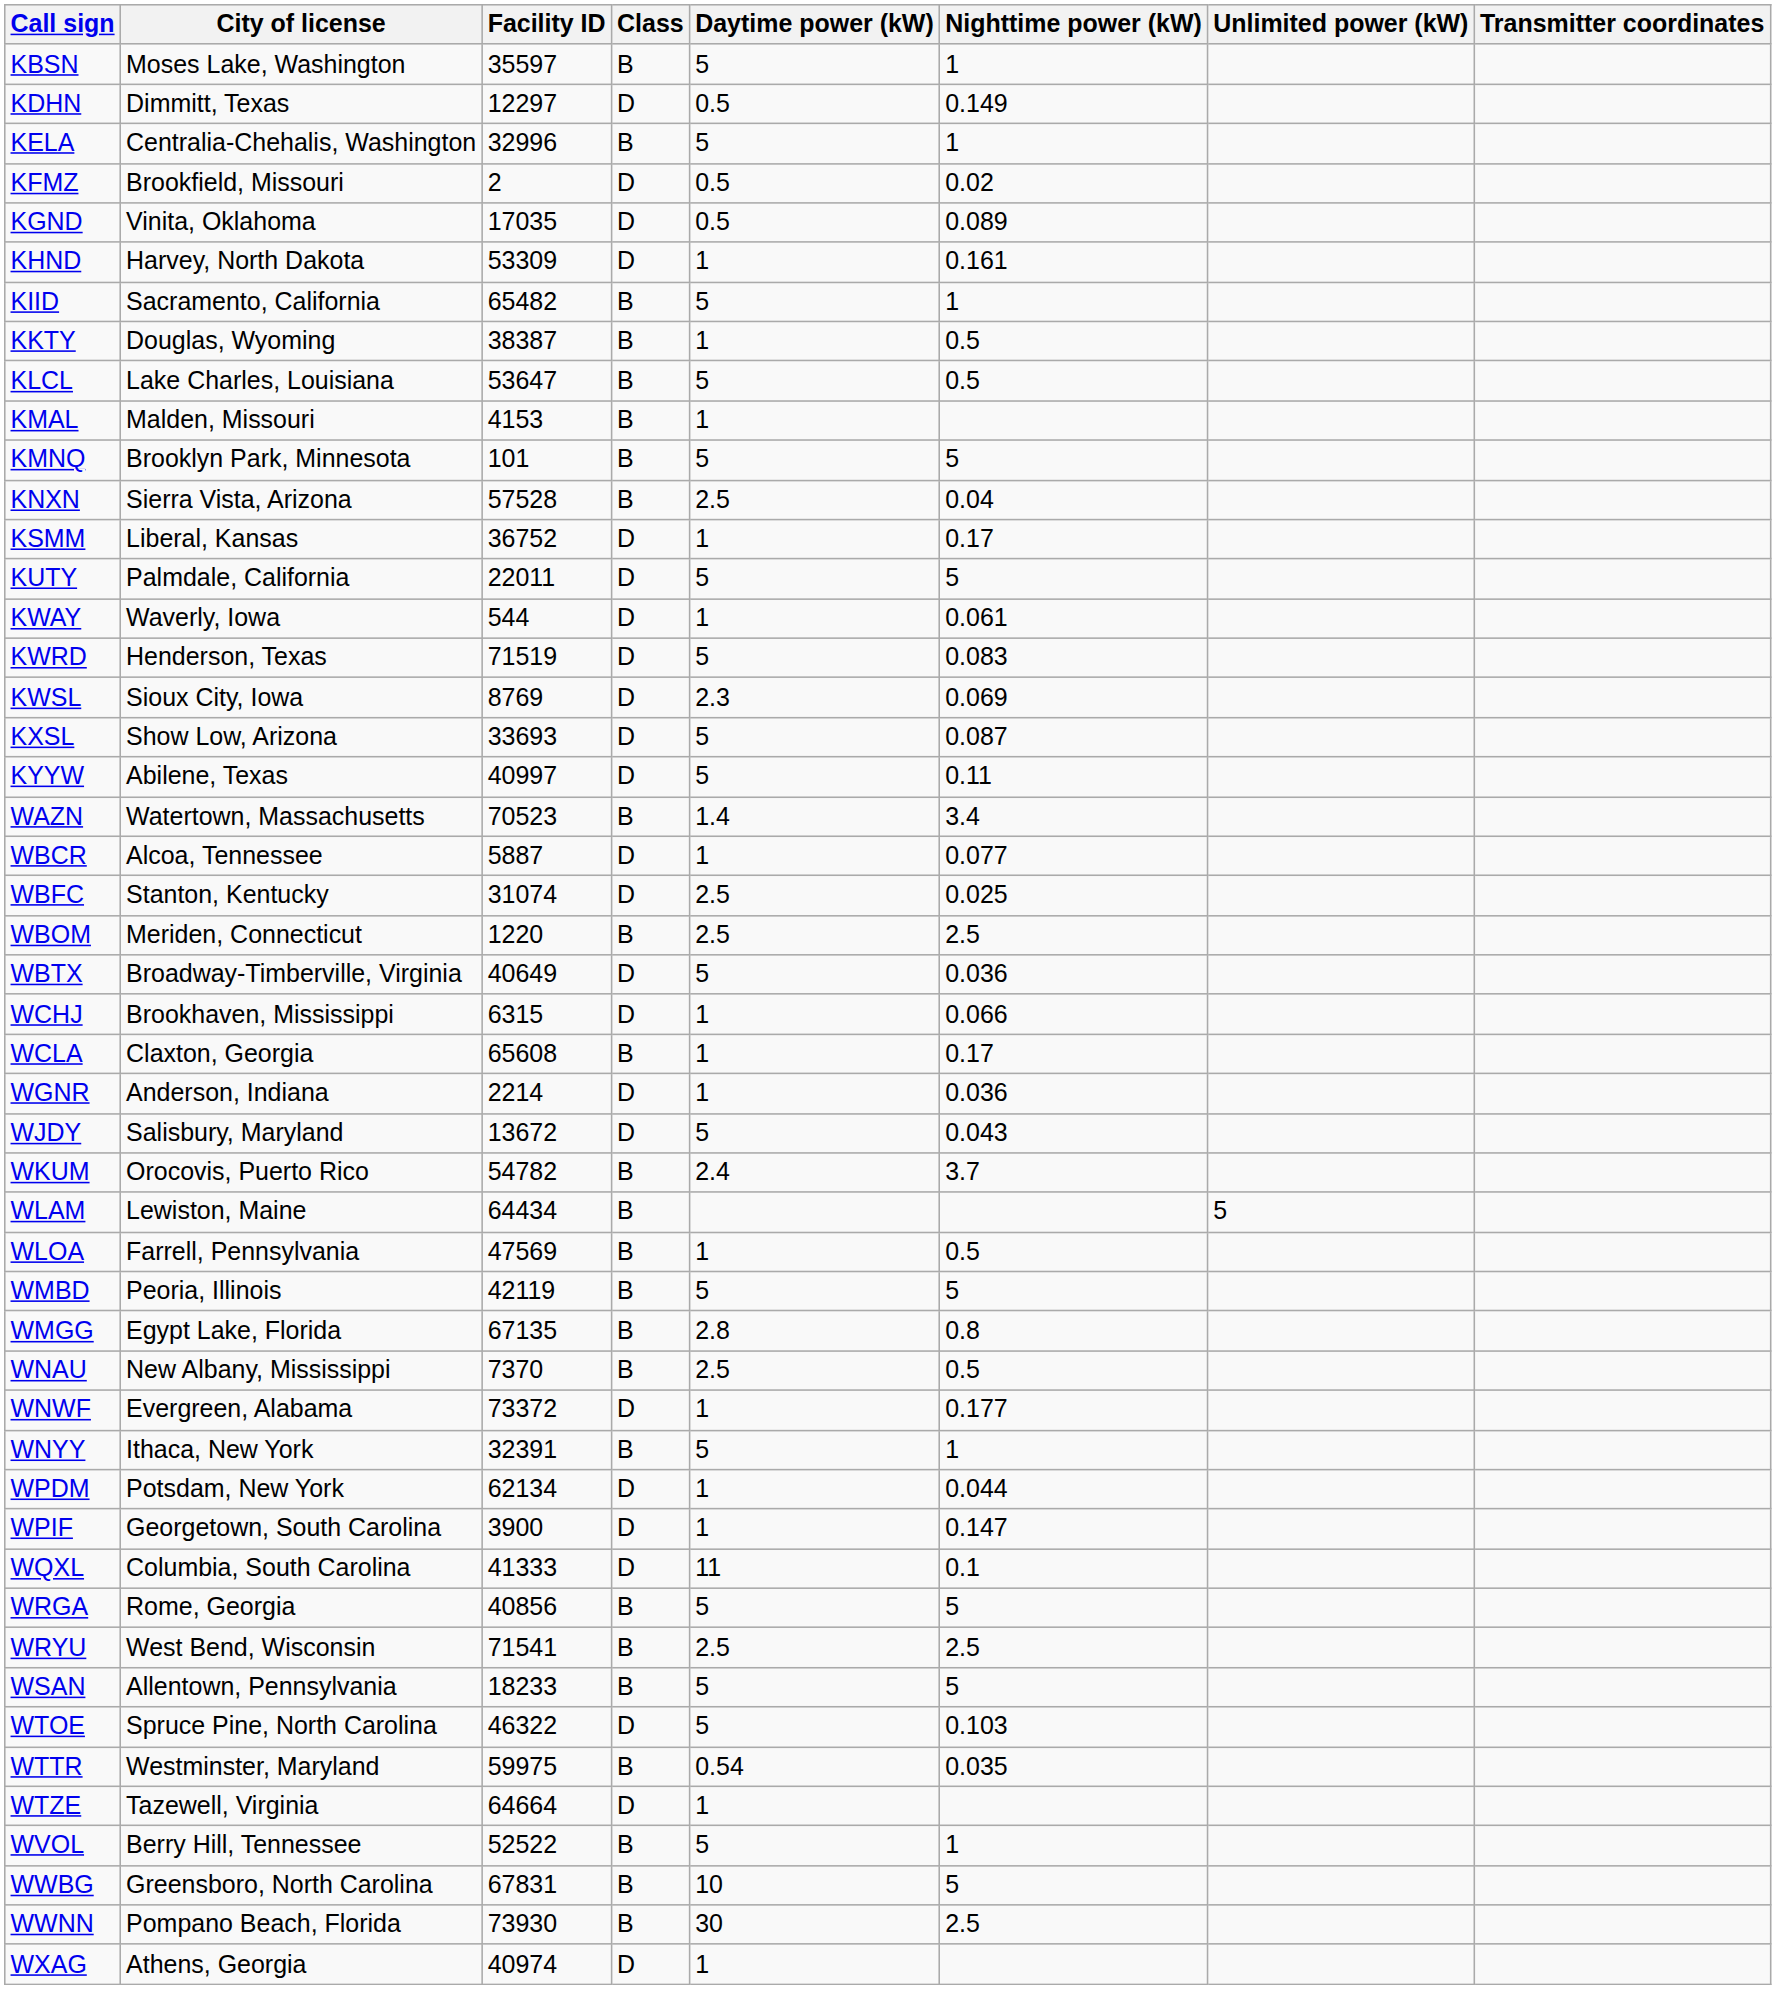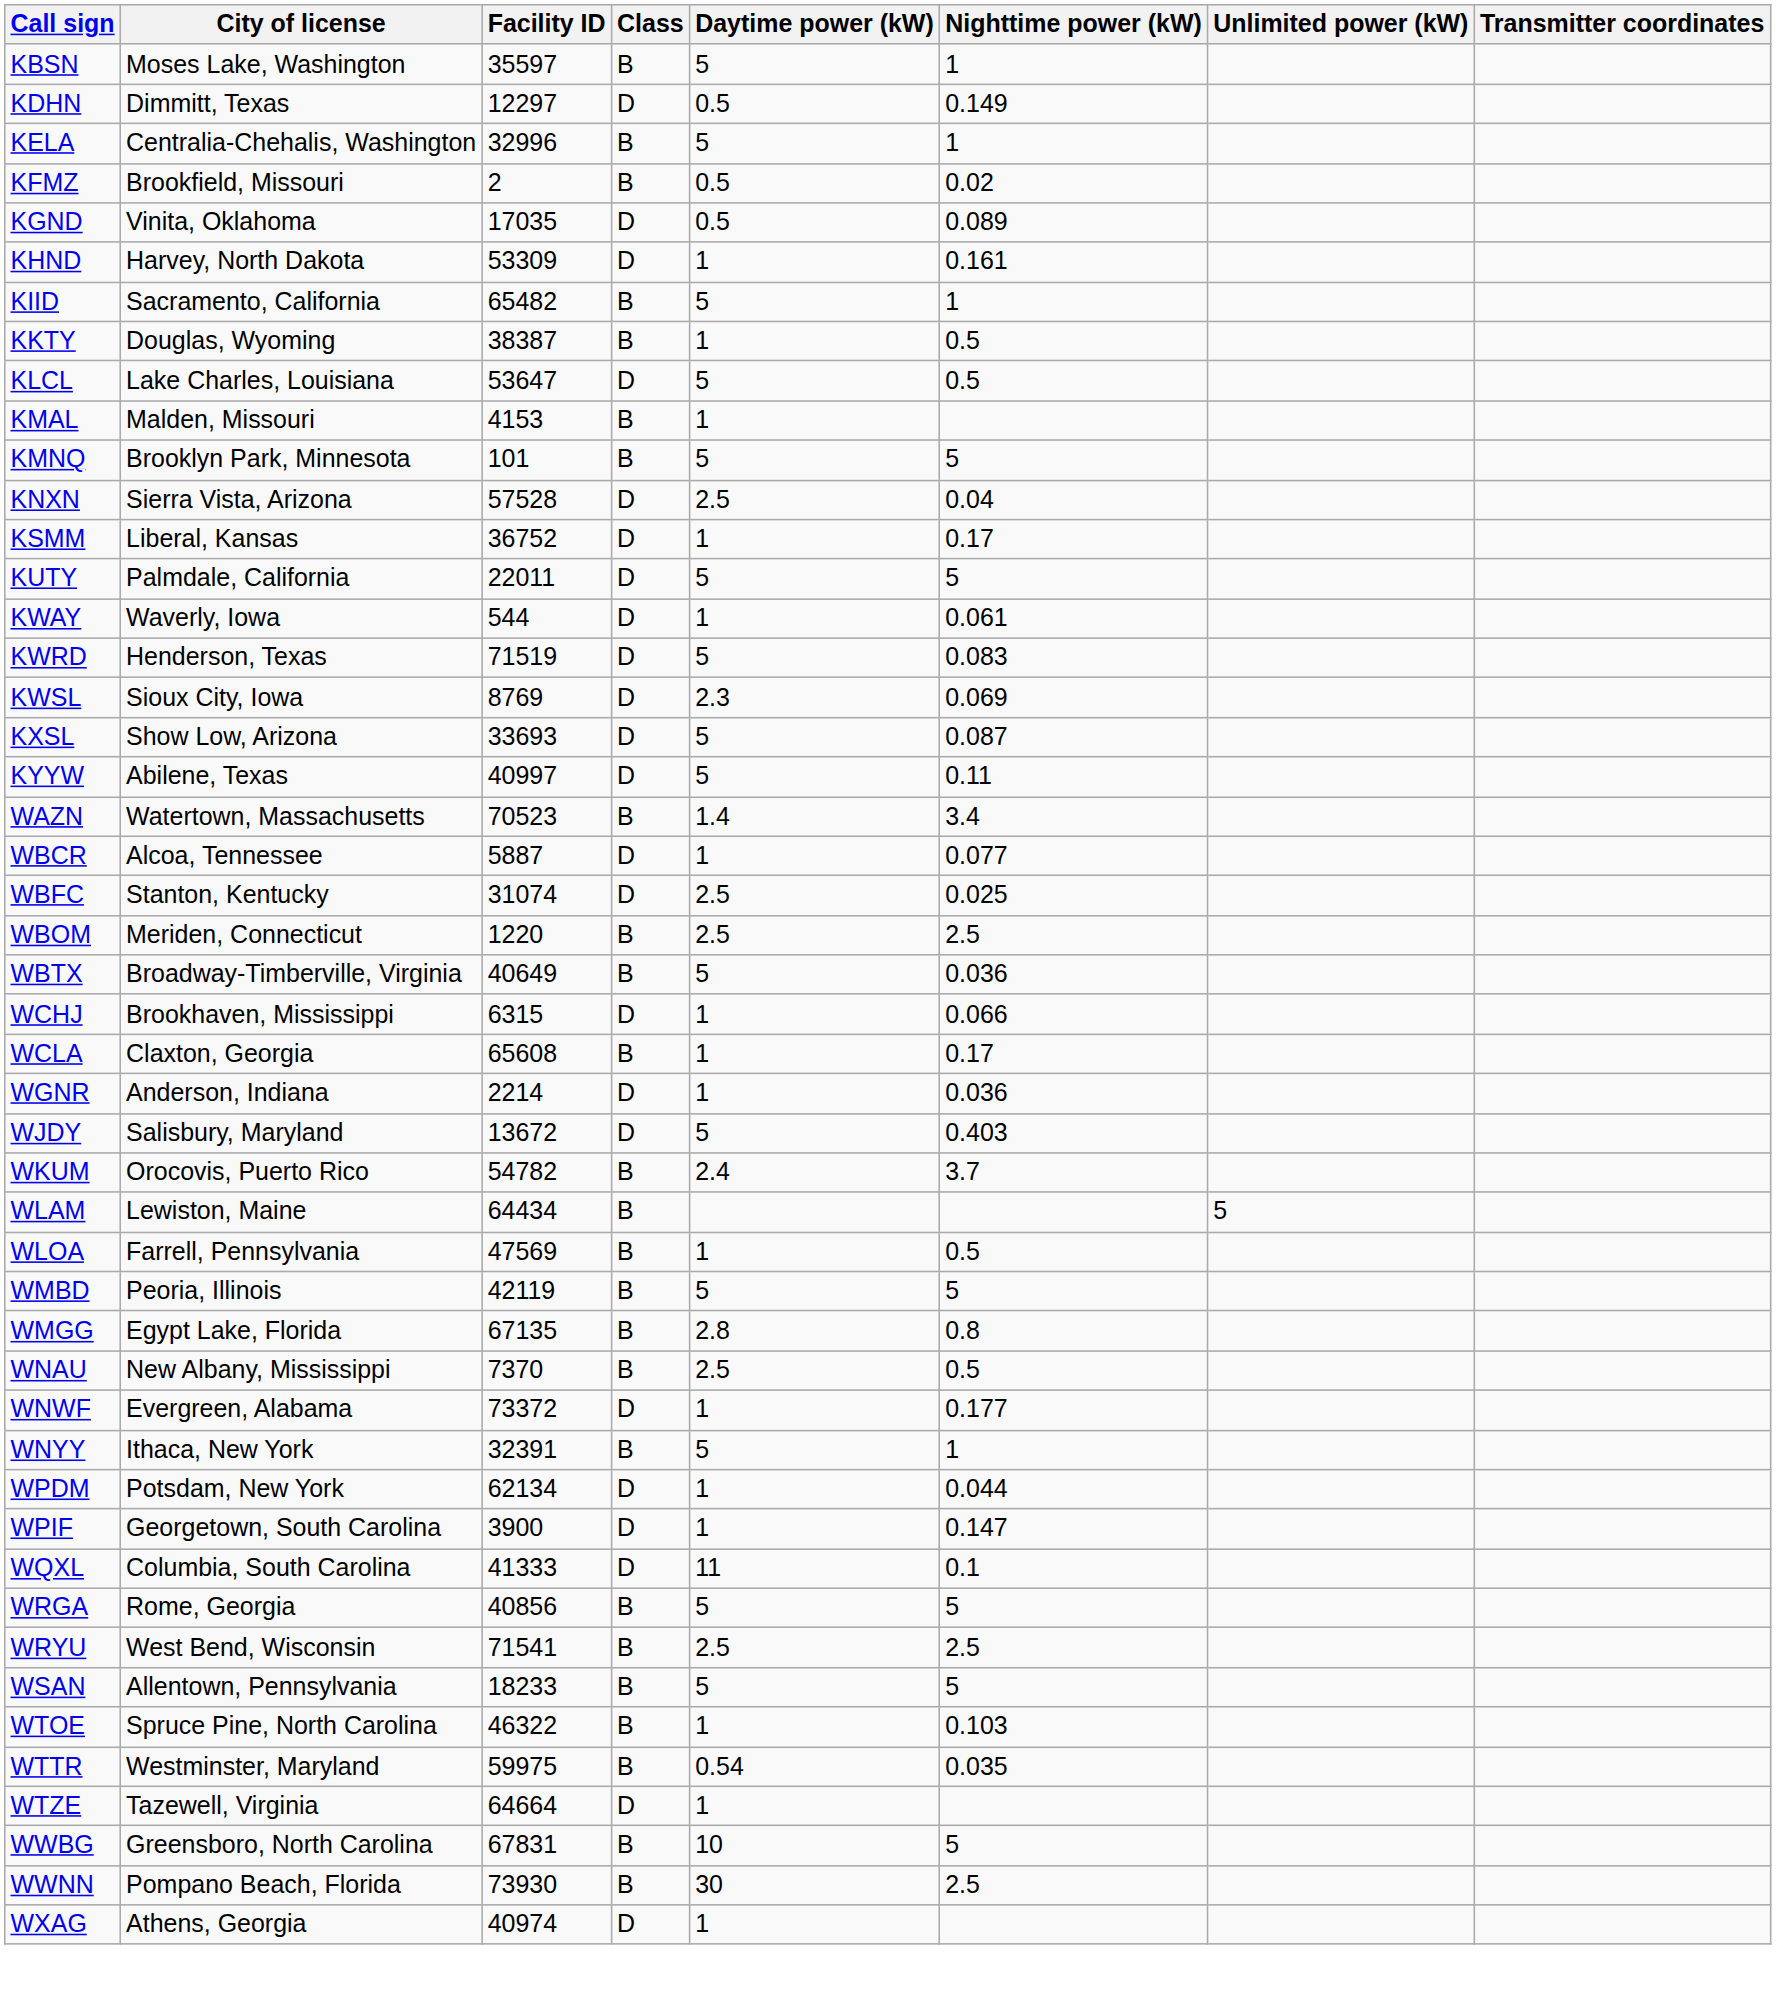(626, 182) D -> (625, 182) B
(625, 380) B -> (626, 380) D
(625, 499) B -> (626, 499) D
(626, 974) D -> (625, 974) B
(976, 1132) 0.043 -> (976, 1132) 0.403
(626, 1726) D -> (625, 1726) B
(702, 1726) 5 -> (702, 1726) 1
- row: (47, 1845)
